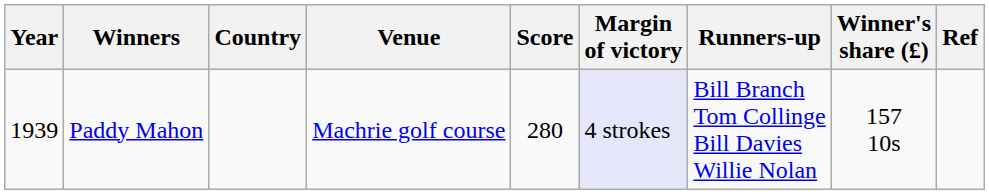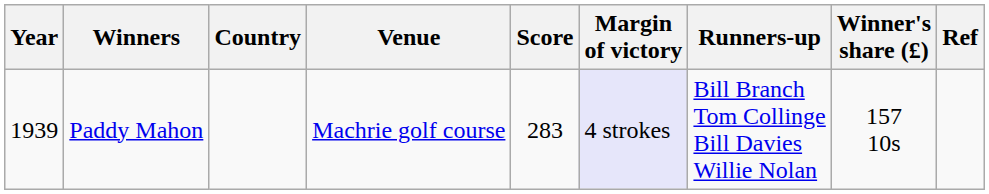(545, 129) 280 -> (545, 129) 283
